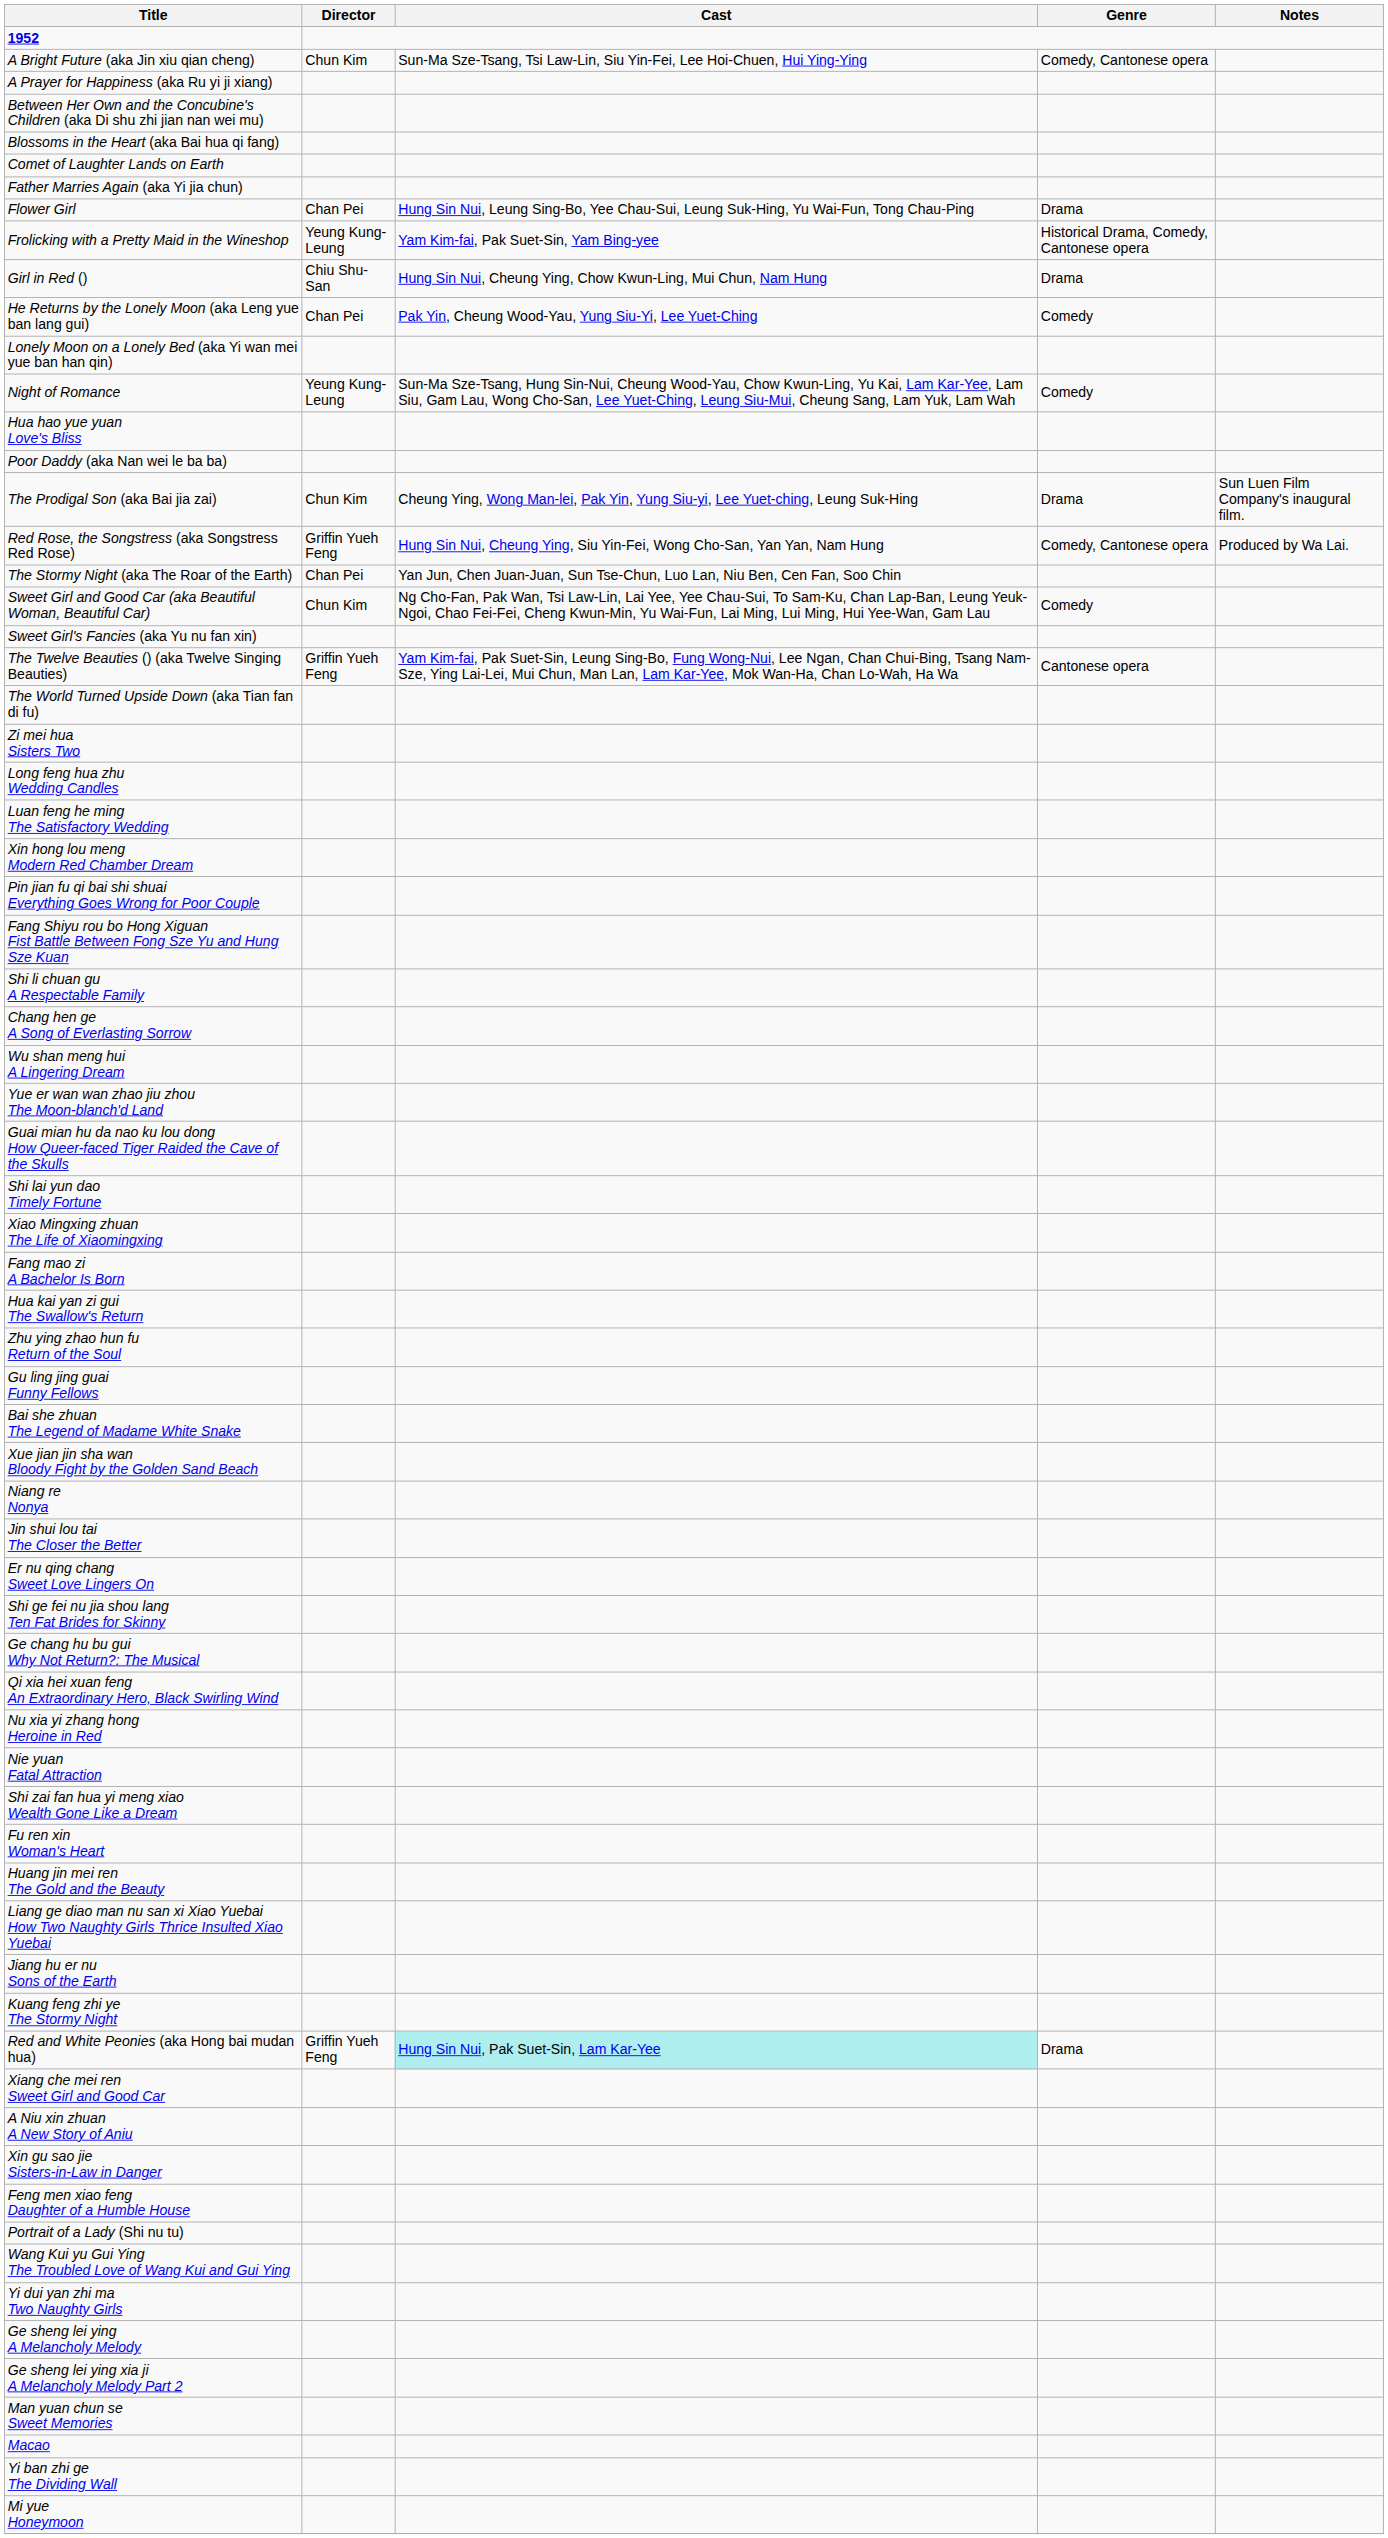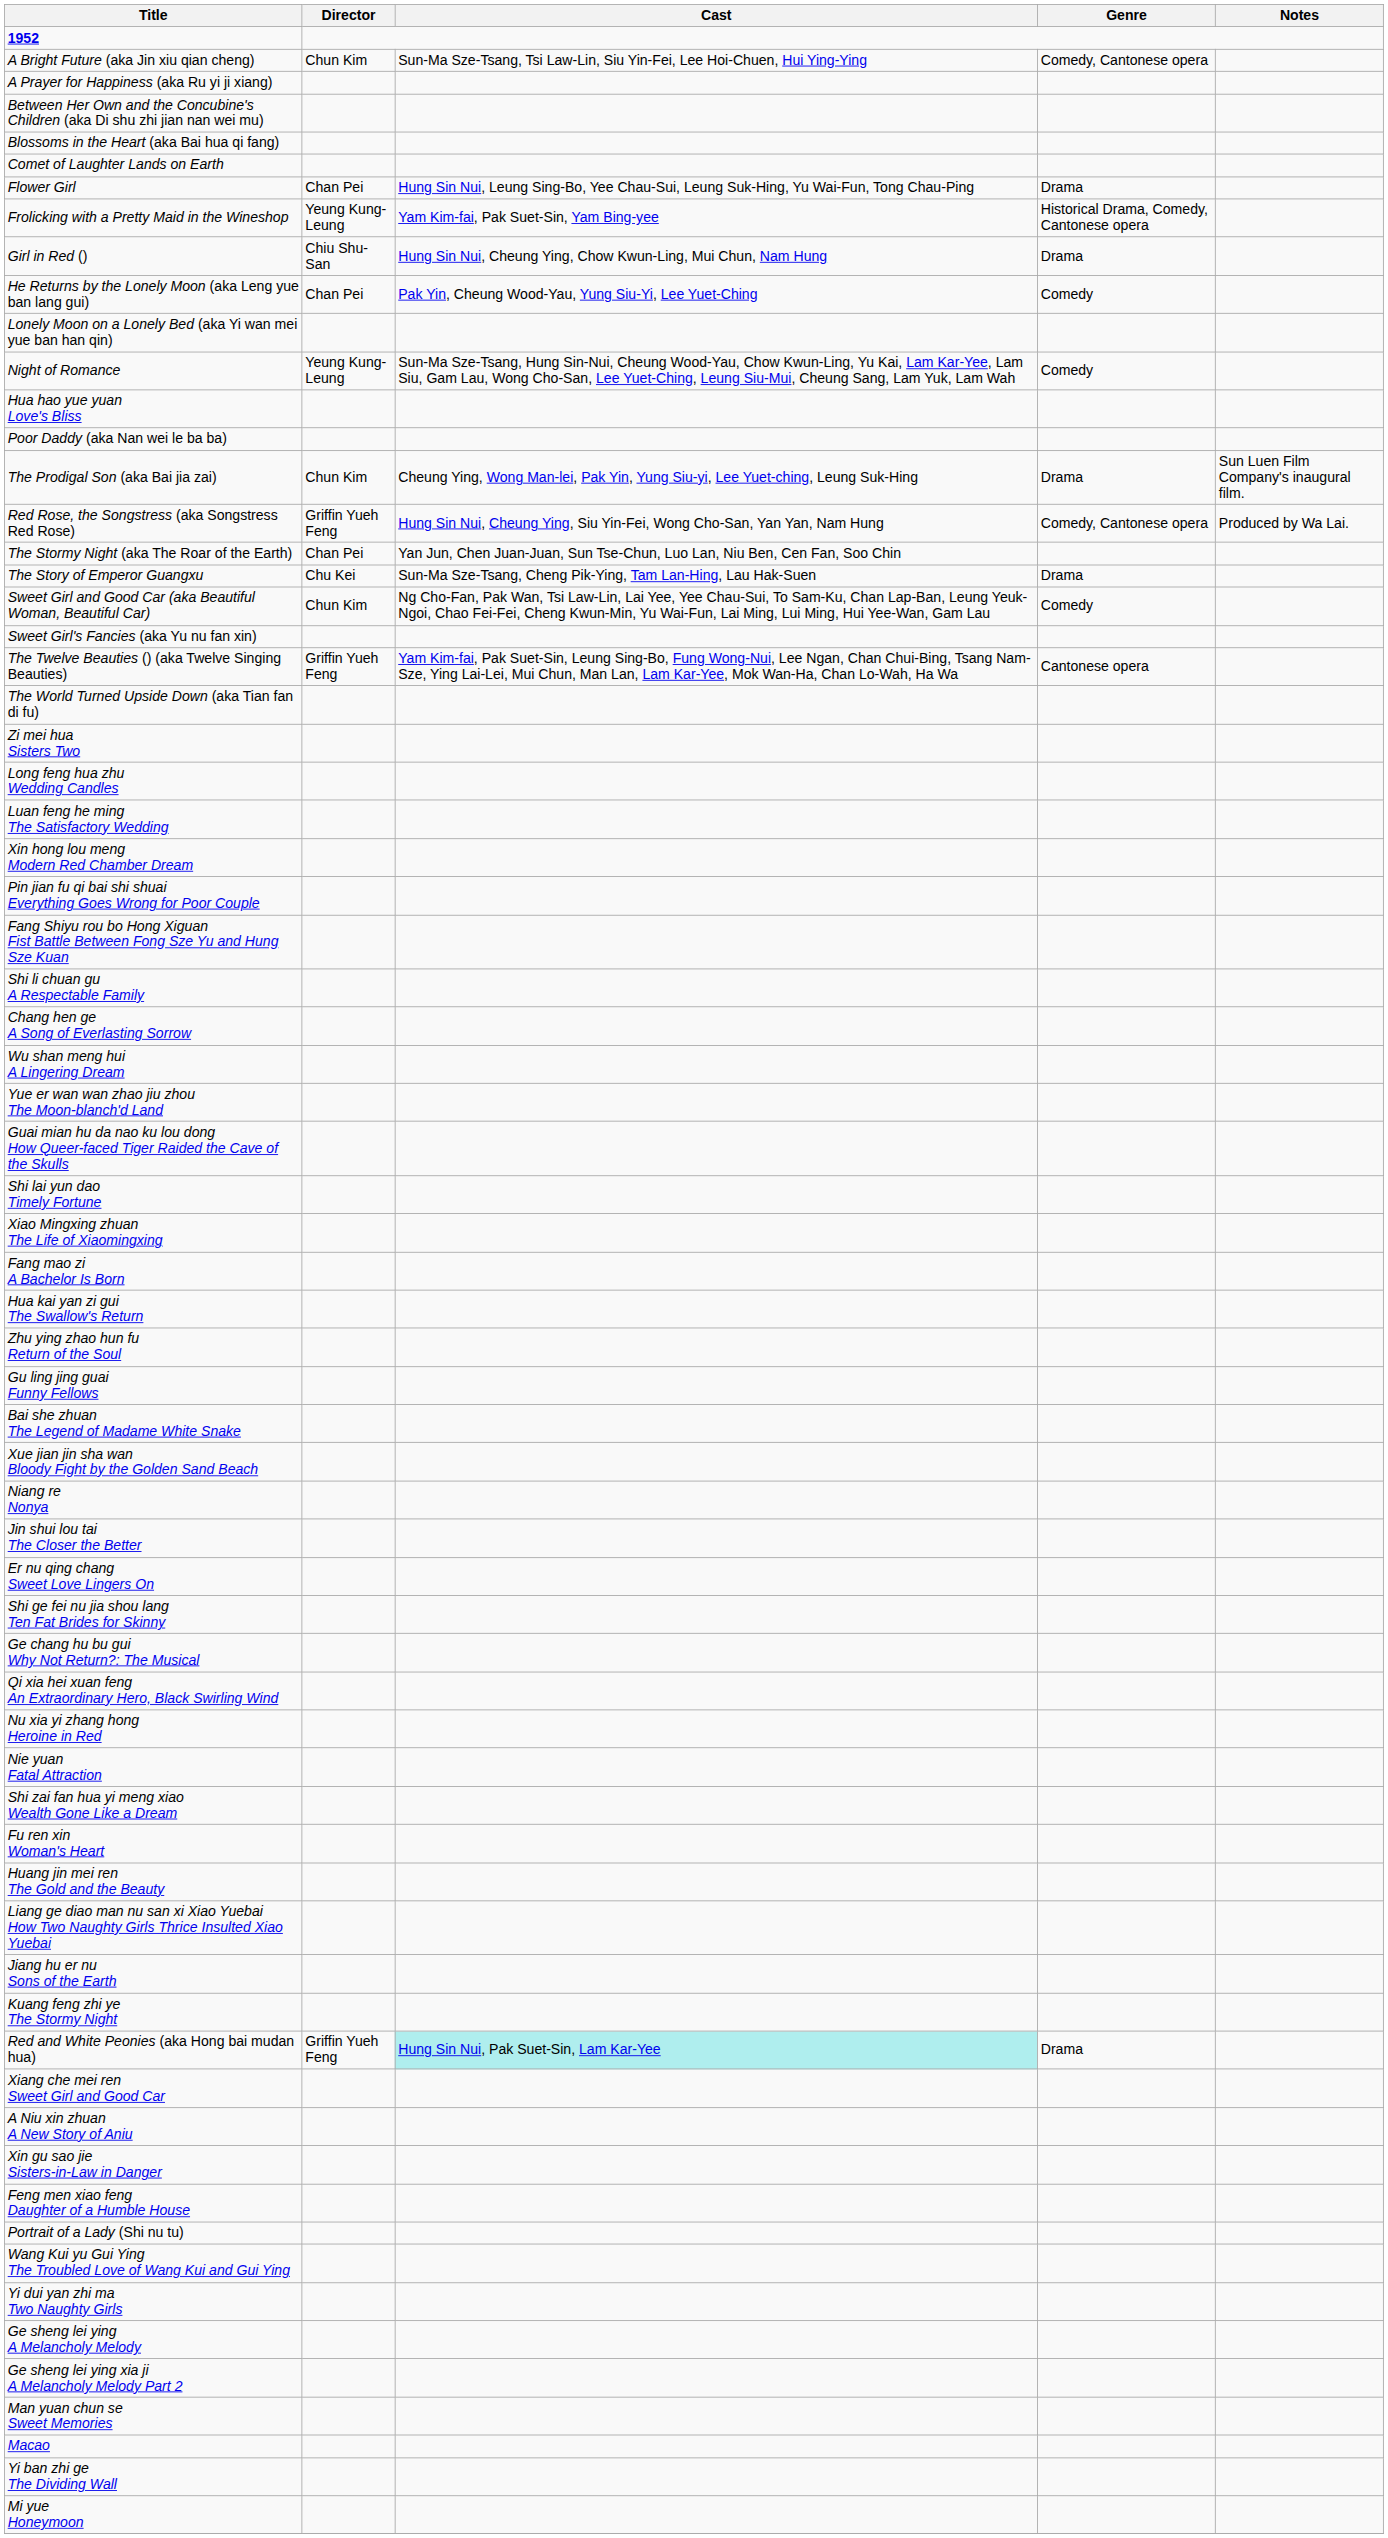- row: (125, 187)
+ row: (106, 576)
